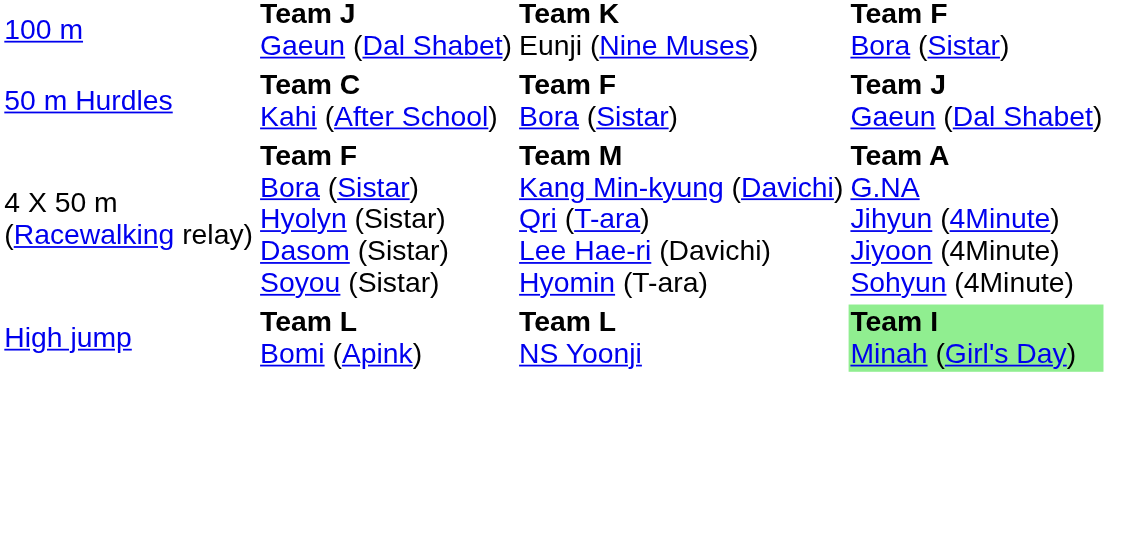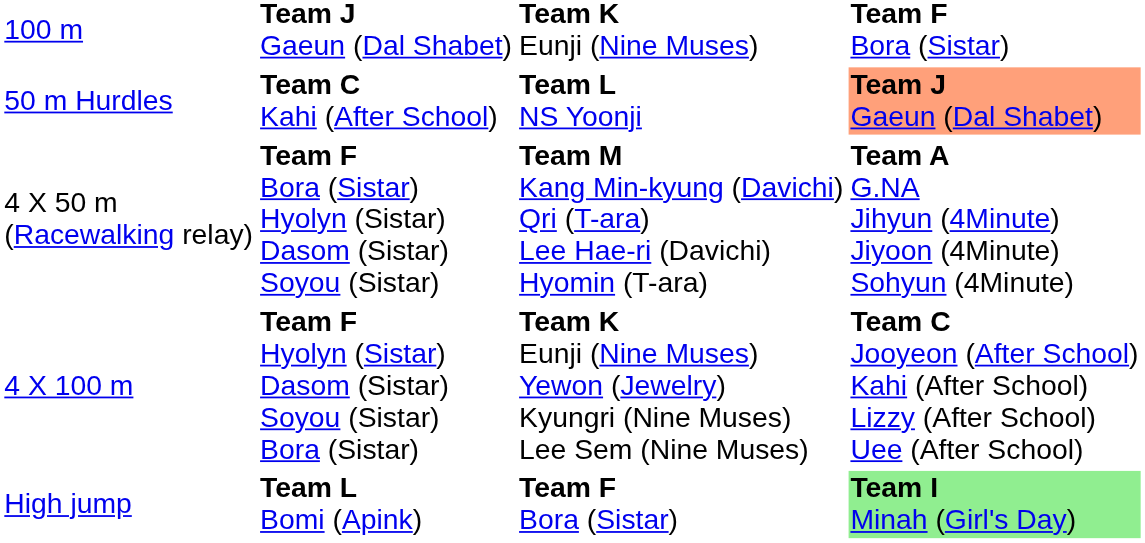(599, 100) Team F Bora (Sistar) -> (580, 100) Team L NS Yoonji
(976, 100) no background -> (976, 100) lightsalmon background
+ row: (69, 385)
(580, 337) Team L NS Yoonji -> (599, 504) Team F Bora (Sistar)
